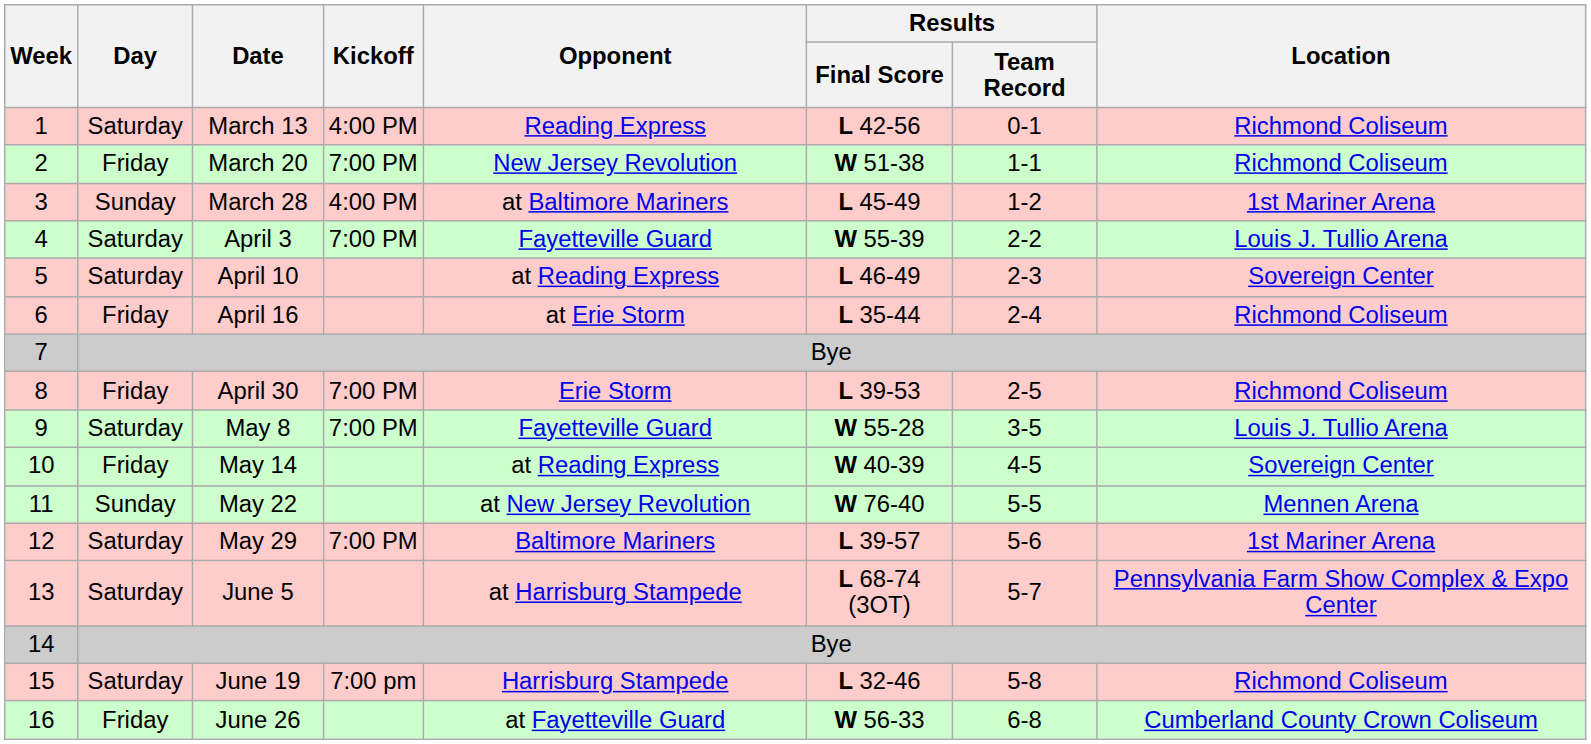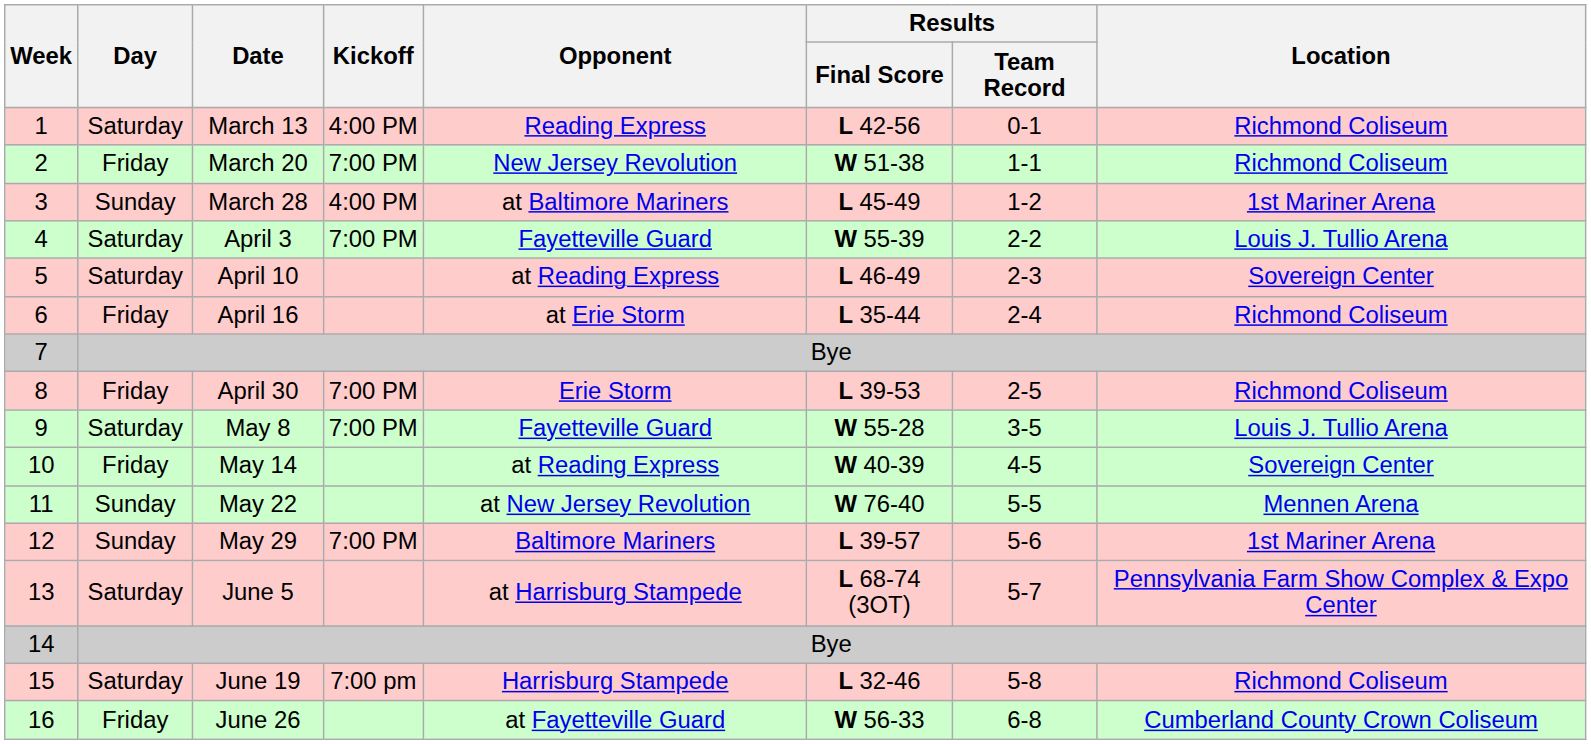(135, 541) Saturday -> (135, 541) Sunday
